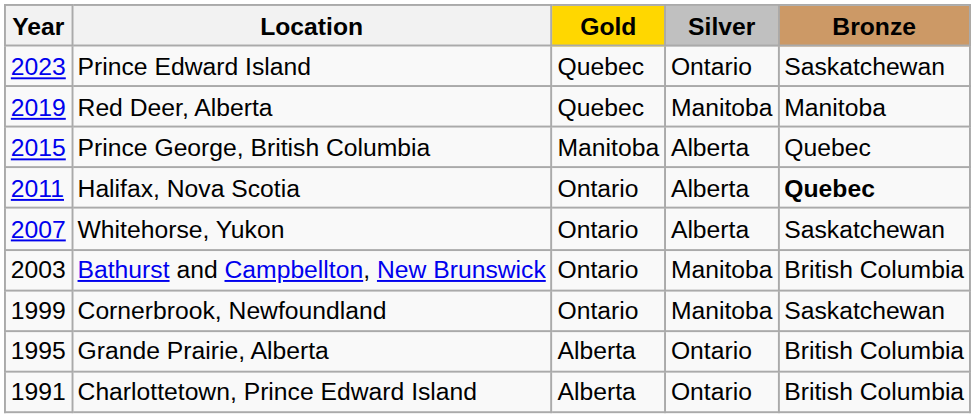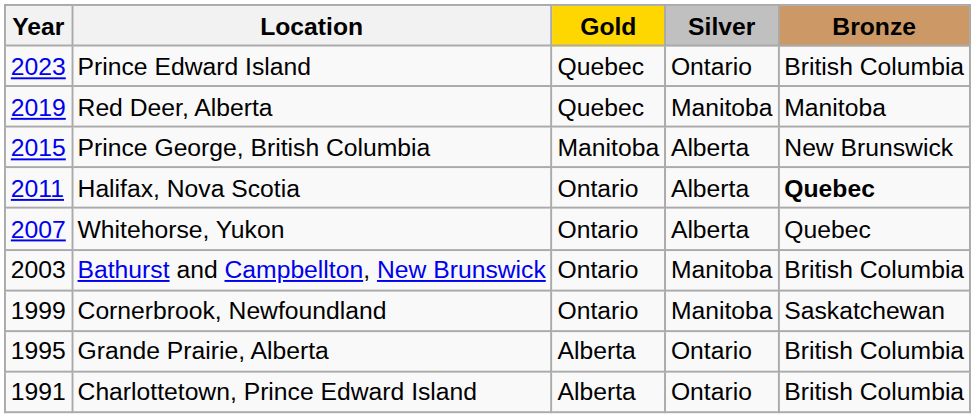(865, 66) Saskatchewan -> (874, 66) British Columbia
(828, 147) Quebec -> (869, 147) New Brunswick
(865, 229) Saskatchewan -> (828, 229) Quebec
